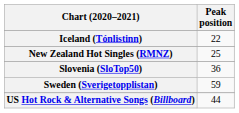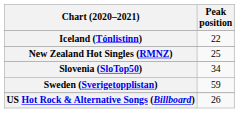(216, 69) 36 -> (216, 69) 34
(216, 100) 44 -> (216, 100) 26
